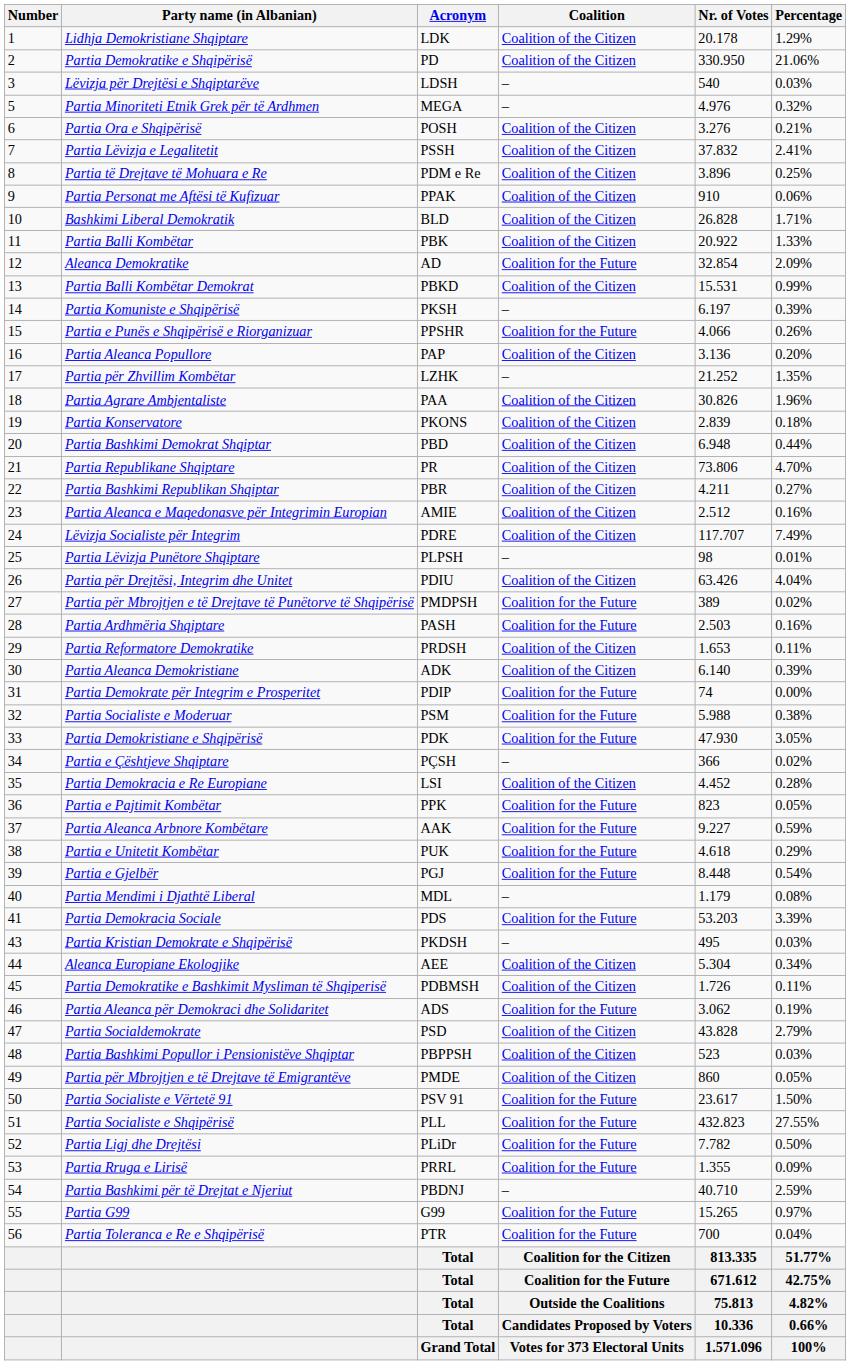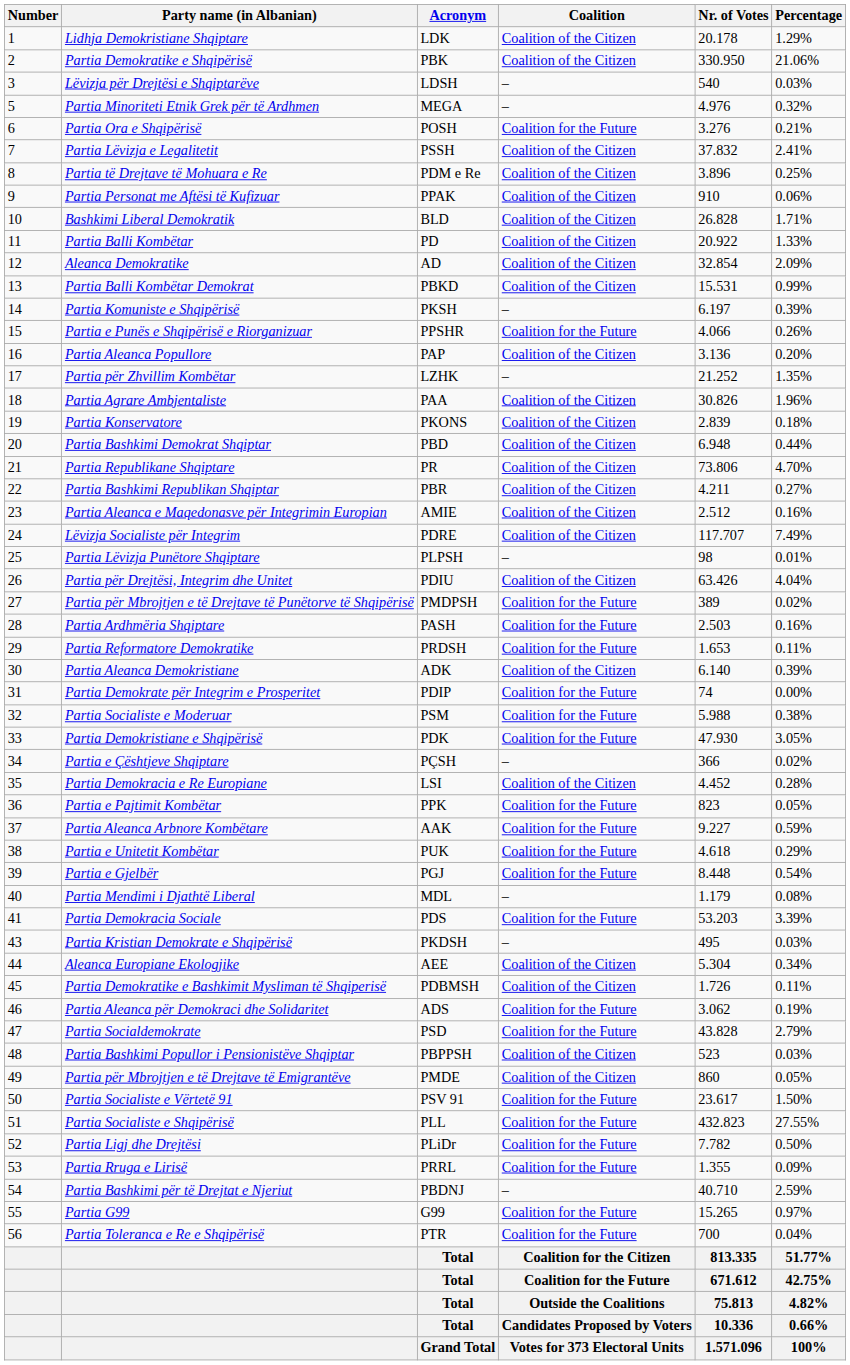(430, 60) PD -> (434, 60) PBK
(569, 128) Coalition of the Citizen -> (569, 128) Coalition for the Future
(434, 241) PBK -> (430, 241) PD
(569, 264) Coalition for the Future -> (569, 264) Coalition of the Citizen
(569, 648) Coalition of the Citizen -> (569, 648) Coalition for the Future
(569, 1032) Coalition of the Citizen -> (569, 1032) Coalition for the Future
